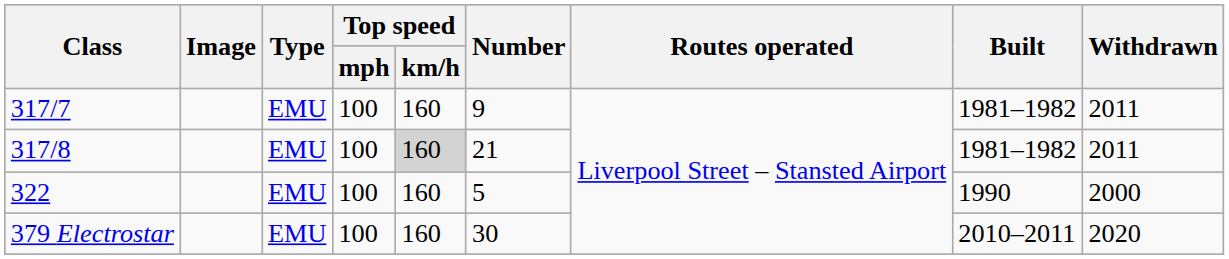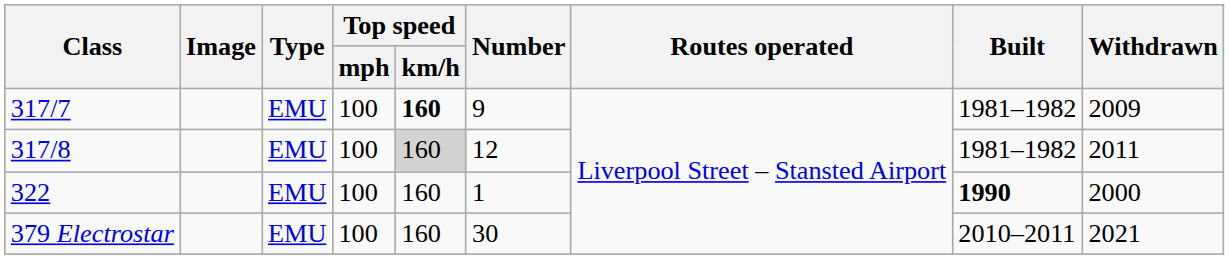(421, 108) normal -> (421, 108) bold
(1114, 108) 2011 -> (1115, 108) 2009
(485, 150) 21 -> (485, 150) 12
(479, 191) 5 -> (479, 191) 1
(985, 191) normal -> (985, 191) bold
(1115, 233) 2020 -> (1115, 233) 2021
